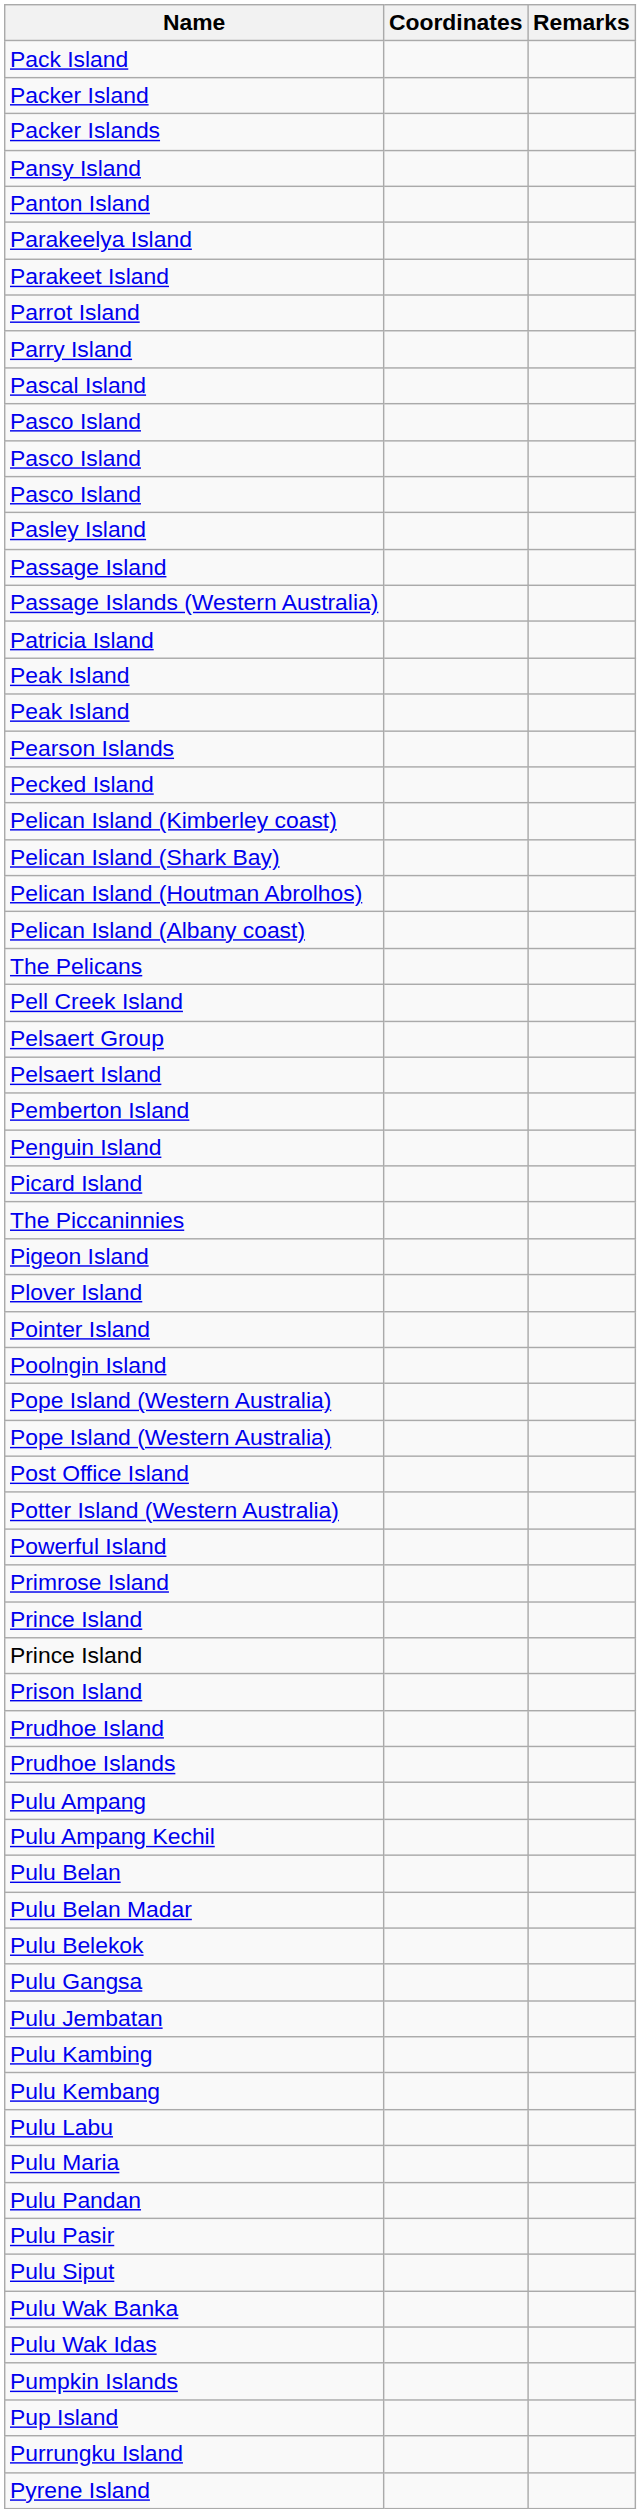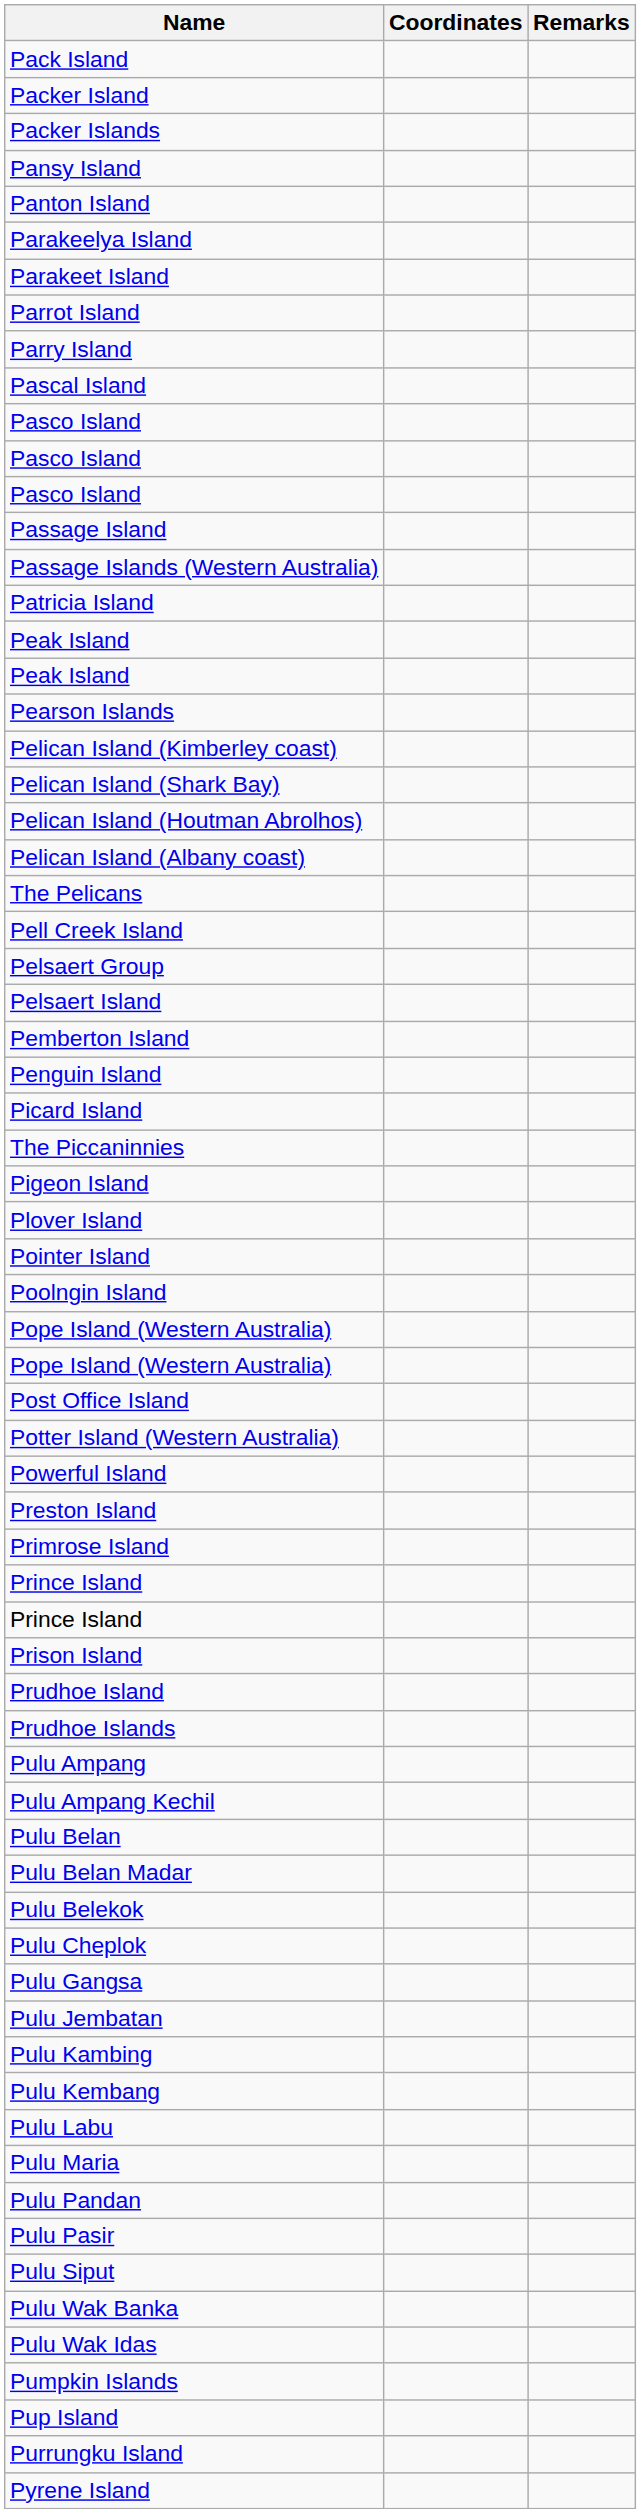- row: (78, 530)
- row: (82, 784)
+ row: (83, 1510)
+ row: (78, 1945)
